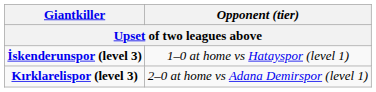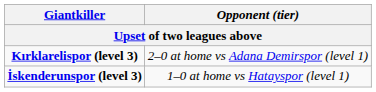rows swapped: (75, 55) <-> (75, 76)
